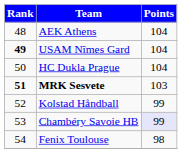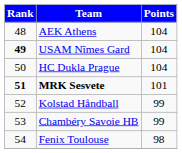(159, 85) 103 -> (159, 85) 101
(159, 121) lavender background -> (159, 121) no background
